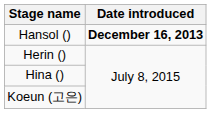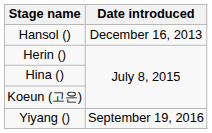(146, 34) bold -> (146, 34) normal
+ row: (45, 118)
